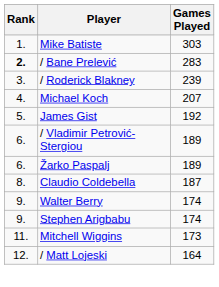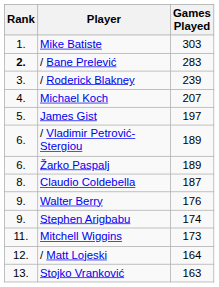(192, 116) 192 -> (192, 116) 197
(192, 201) 174 -> (192, 201) 176
+ row: (82, 273)
